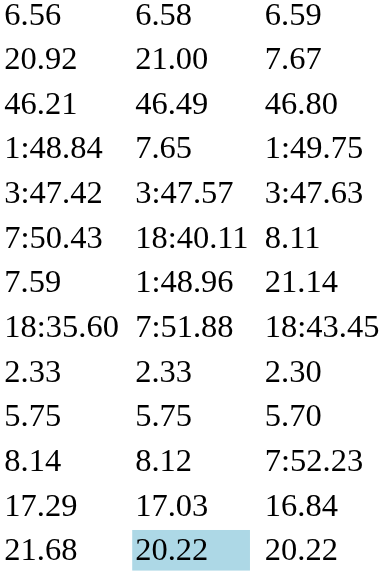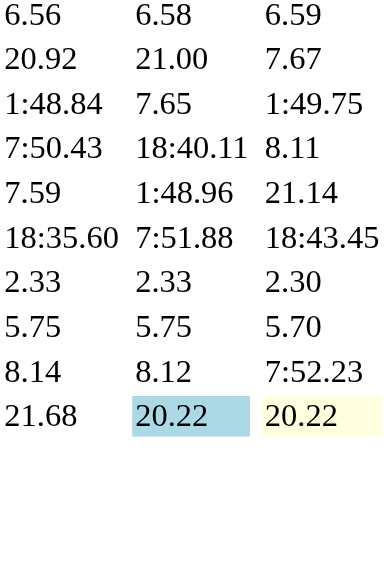- row: (41, 103)
- row: (54, 192)
- row: (41, 505)
(301, 549) no background -> (301, 415) lightyellow background
